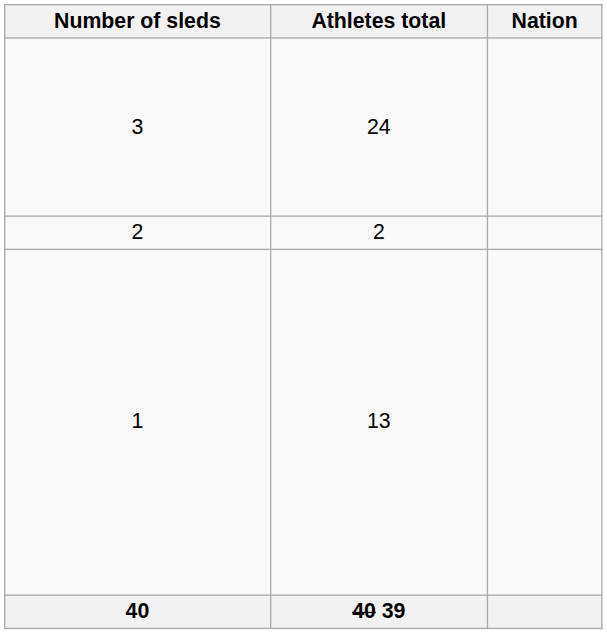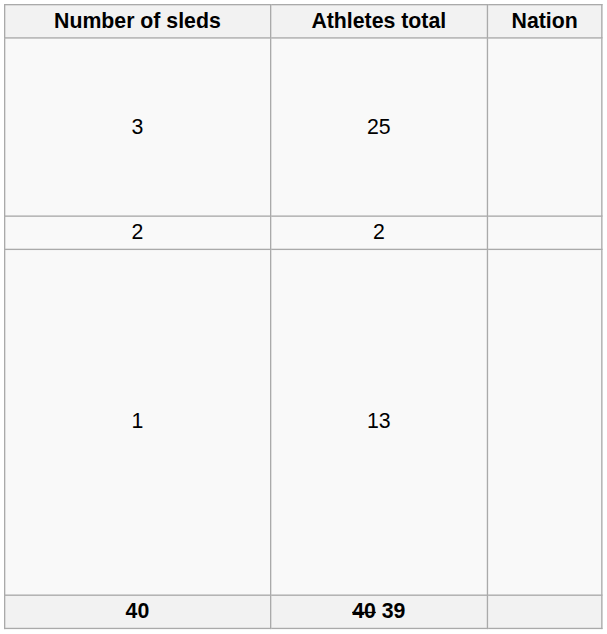(379, 126) 24 -> (379, 126) 25
